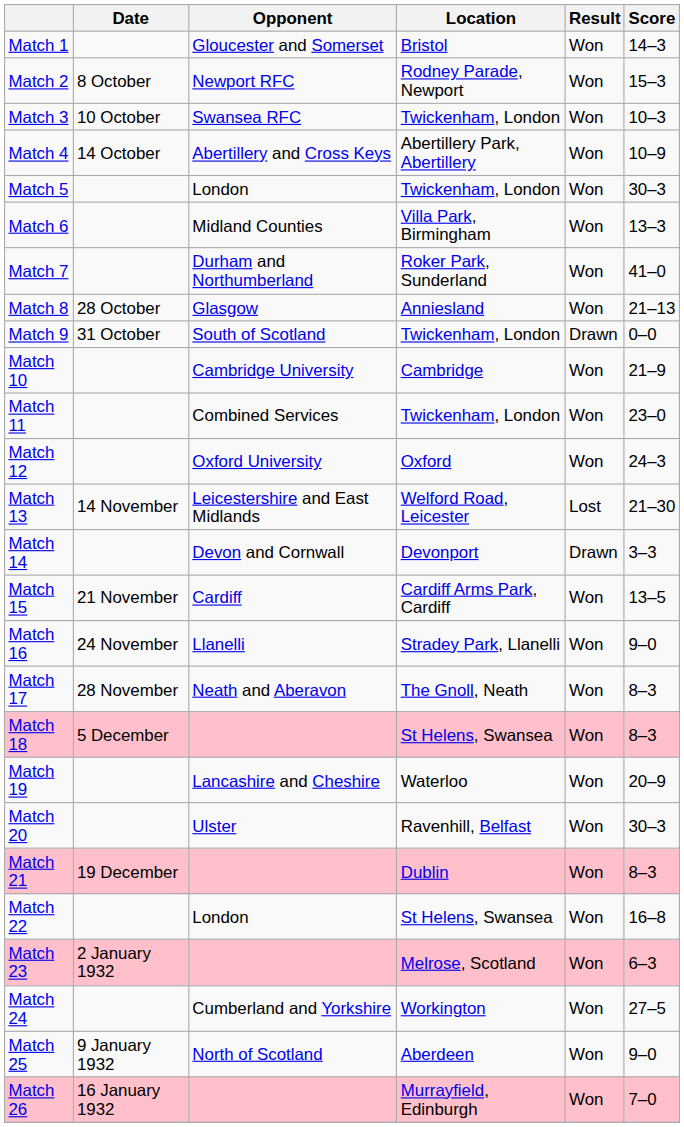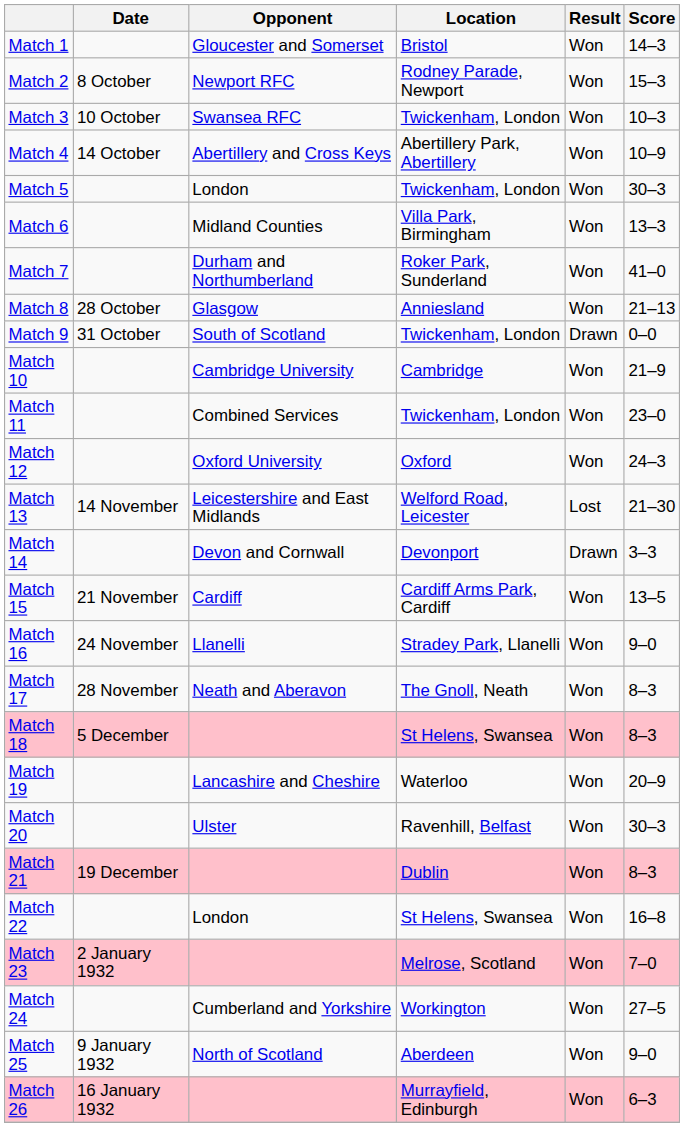(642, 963) 6–3 -> (642, 963) 7–0
(642, 1099) 7–0 -> (642, 1099) 6–3
